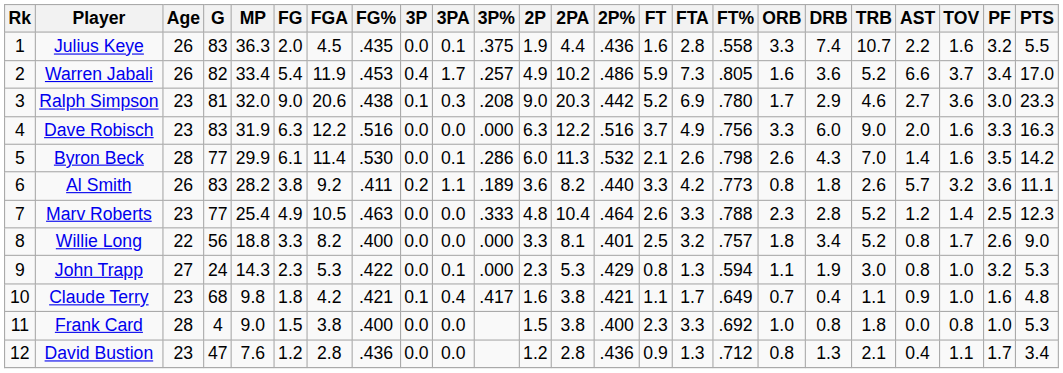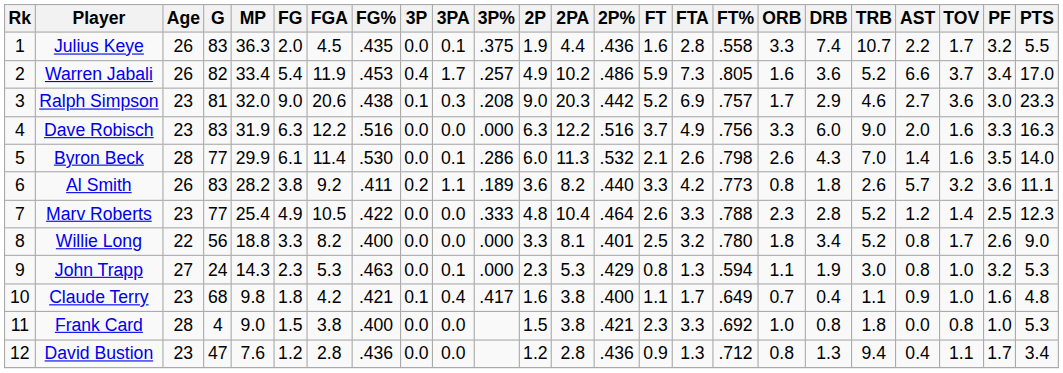(961, 46) 1.6 -> (961, 46) 1.7
(736, 102) .780 -> (736, 102) .757
(1037, 158) 14.2 -> (1037, 158) 14.0
(376, 213) .463 -> (376, 213) .422
(736, 241) .757 -> (736, 241) .780
(376, 269) .422 -> (376, 269) .463
(617, 297) .421 -> (617, 297) .400
(617, 325) .400 -> (617, 325) .421
(874, 353) 2.1 -> (874, 353) 9.4
